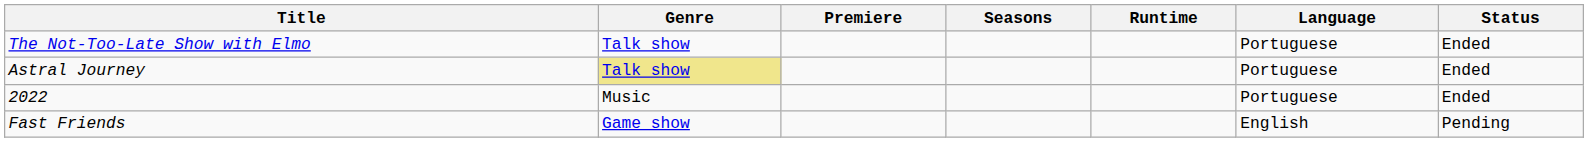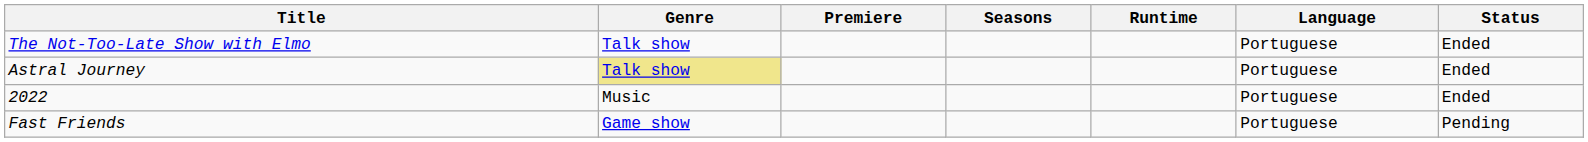(1274, 124) English -> (1289, 124) Portuguese
